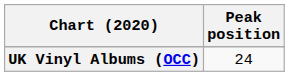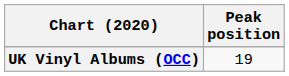(244, 59) 24 -> (244, 59) 19
